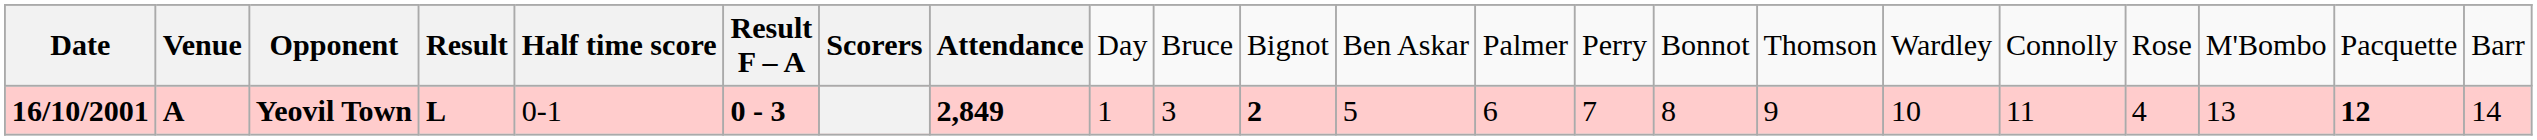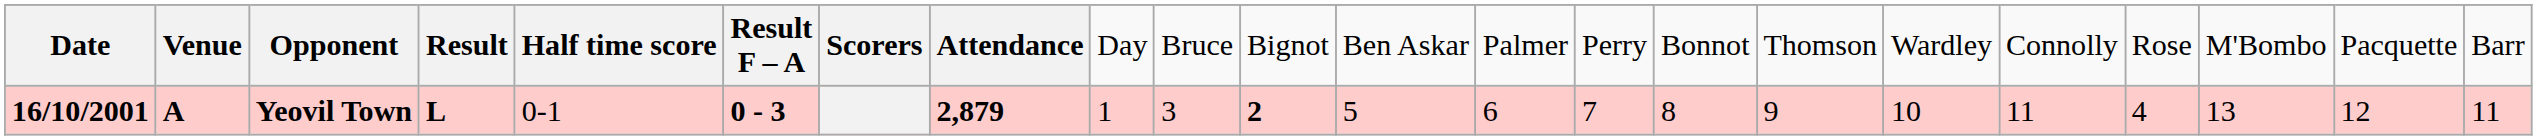(970, 109) 2,849 -> (970, 109) 2,879
(2355, 109) bold -> (2355, 109) normal
(2486, 109) 14 -> (2486, 109) 11
